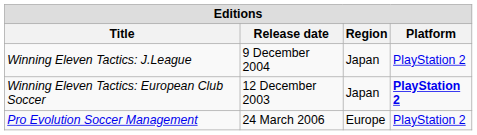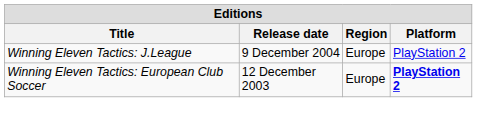(362, 60) Japan -> (365, 53) Europe
(362, 93) Japan -> (365, 79) Europe
- row: (102, 120)
